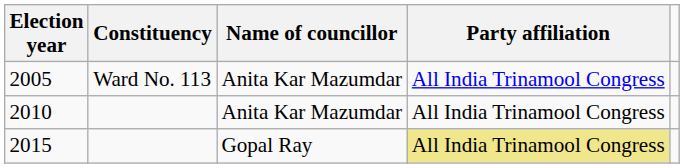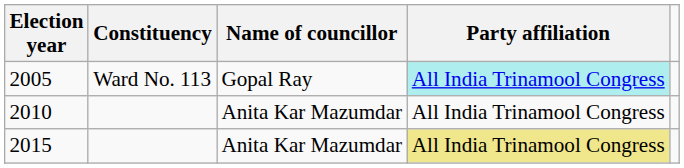(312, 78) Anita Kar Mazumdar -> (267, 78) Gopal Ray
(538, 78) no background -> (538, 78) paleturquoise background
(267, 145) Gopal Ray -> (312, 145) Anita Kar Mazumdar
